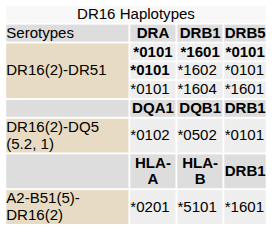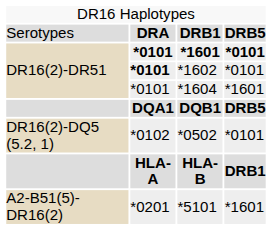(245, 108) DRB1 -> (245, 108) DRB5
